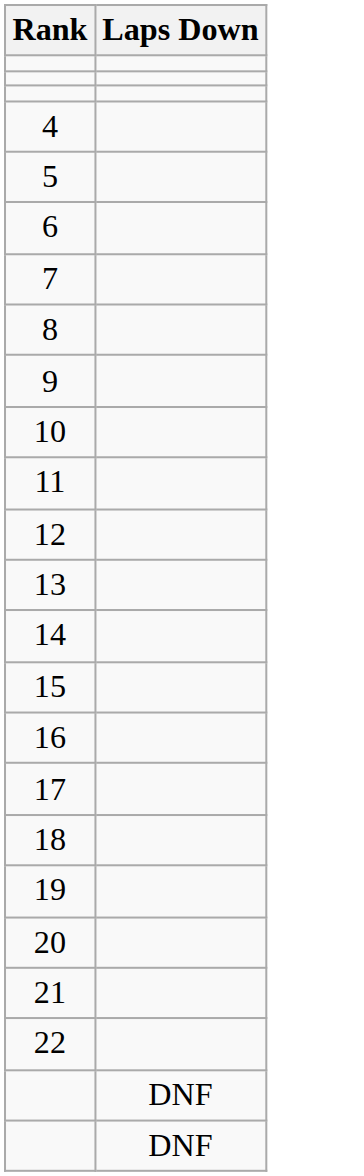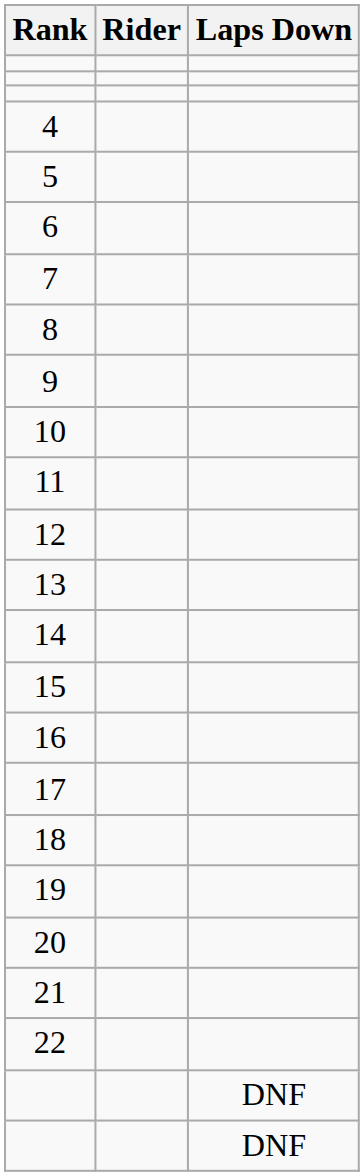+ column: (142, 30)
